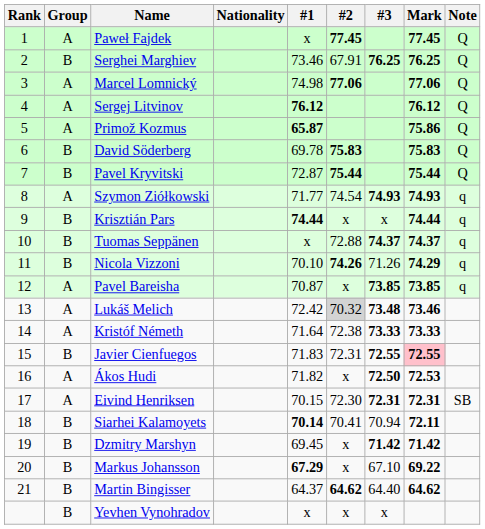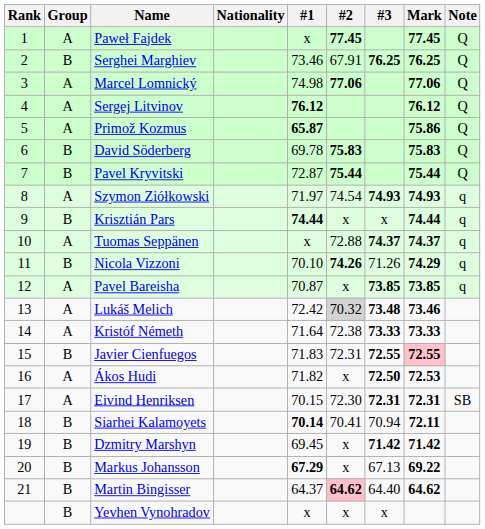(307, 196) 71.77 -> (307, 196) 71.97
(68, 241) B -> (68, 241) A
(384, 467) 67.10 -> (384, 467) 67.13
(346, 490) no background -> (346, 490) pink background
